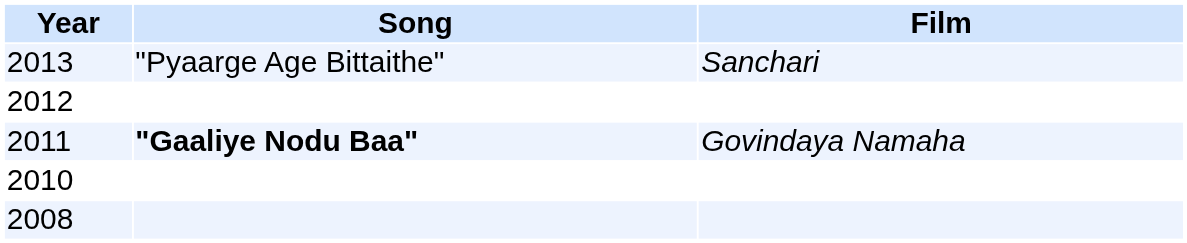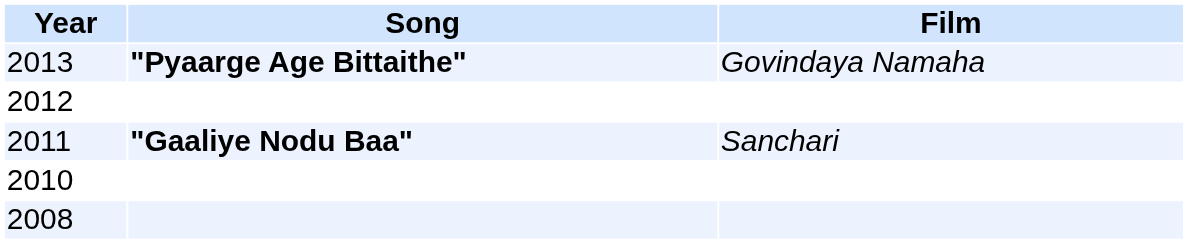(290, 62) normal -> (298, 62) bold
(760, 62) Sanchari -> (853, 62) Govindaya Namaha
(833, 140) Govindaya Namaha -> (780, 140) Sanchari
